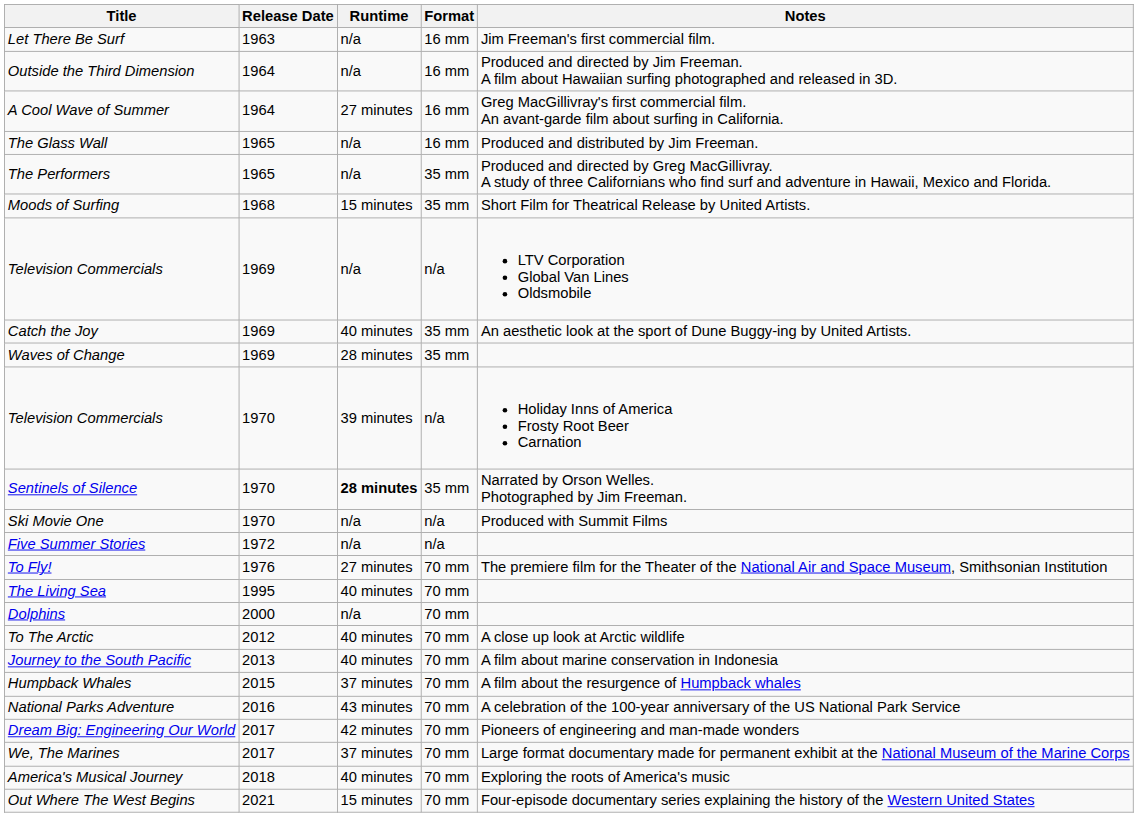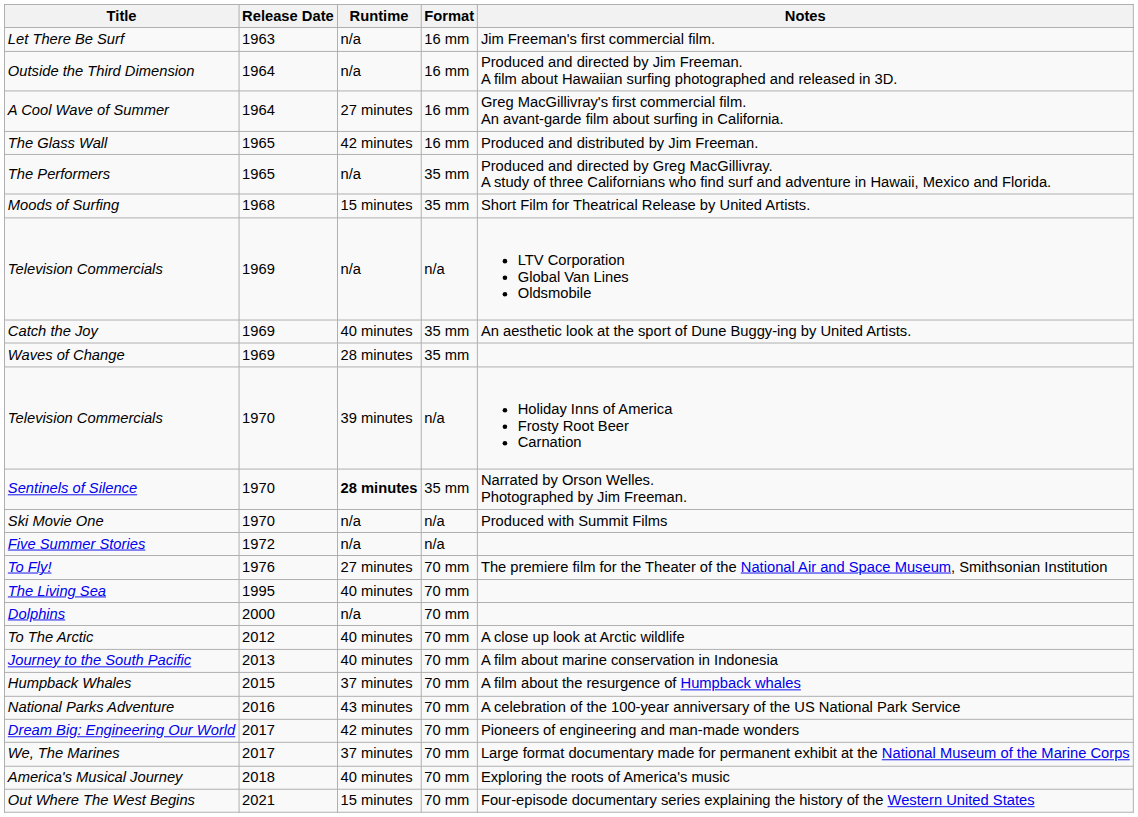(351, 142) n/a -> (377, 142) 42 minutes
